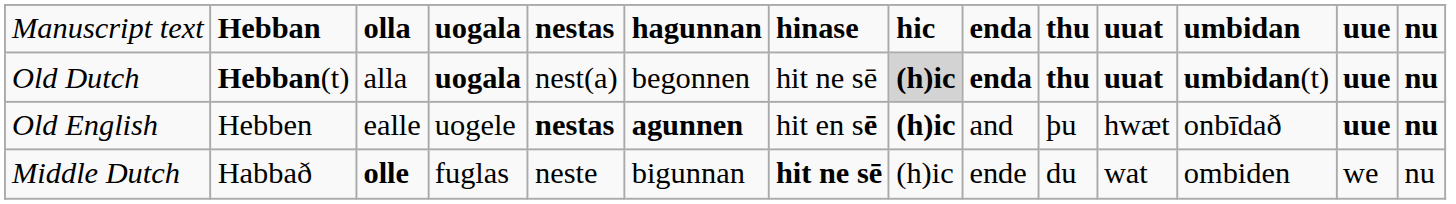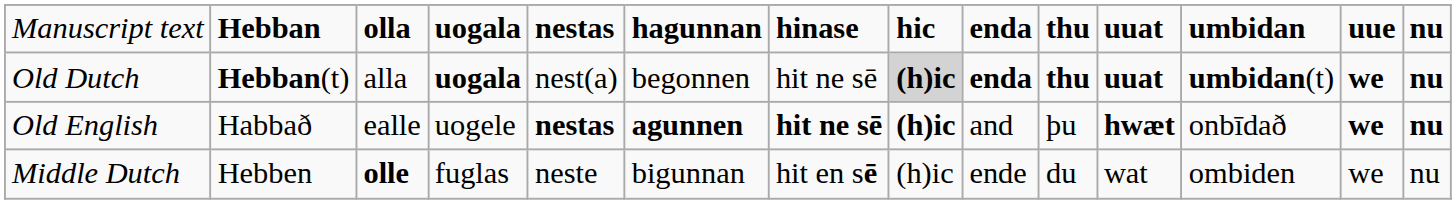(1367, 76) uue -> (1366, 76) we
(265, 125) Hebben -> (265, 125) Habbað
(827, 125) hit en sē -> (829, 125) hit ne sē
(1137, 125) normal -> (1139, 125) bold
(1367, 125) uue -> (1366, 125) we
(265, 173) Habbað -> (265, 173) Hebben
(829, 173) hit ne sē -> (827, 173) hit en sē
